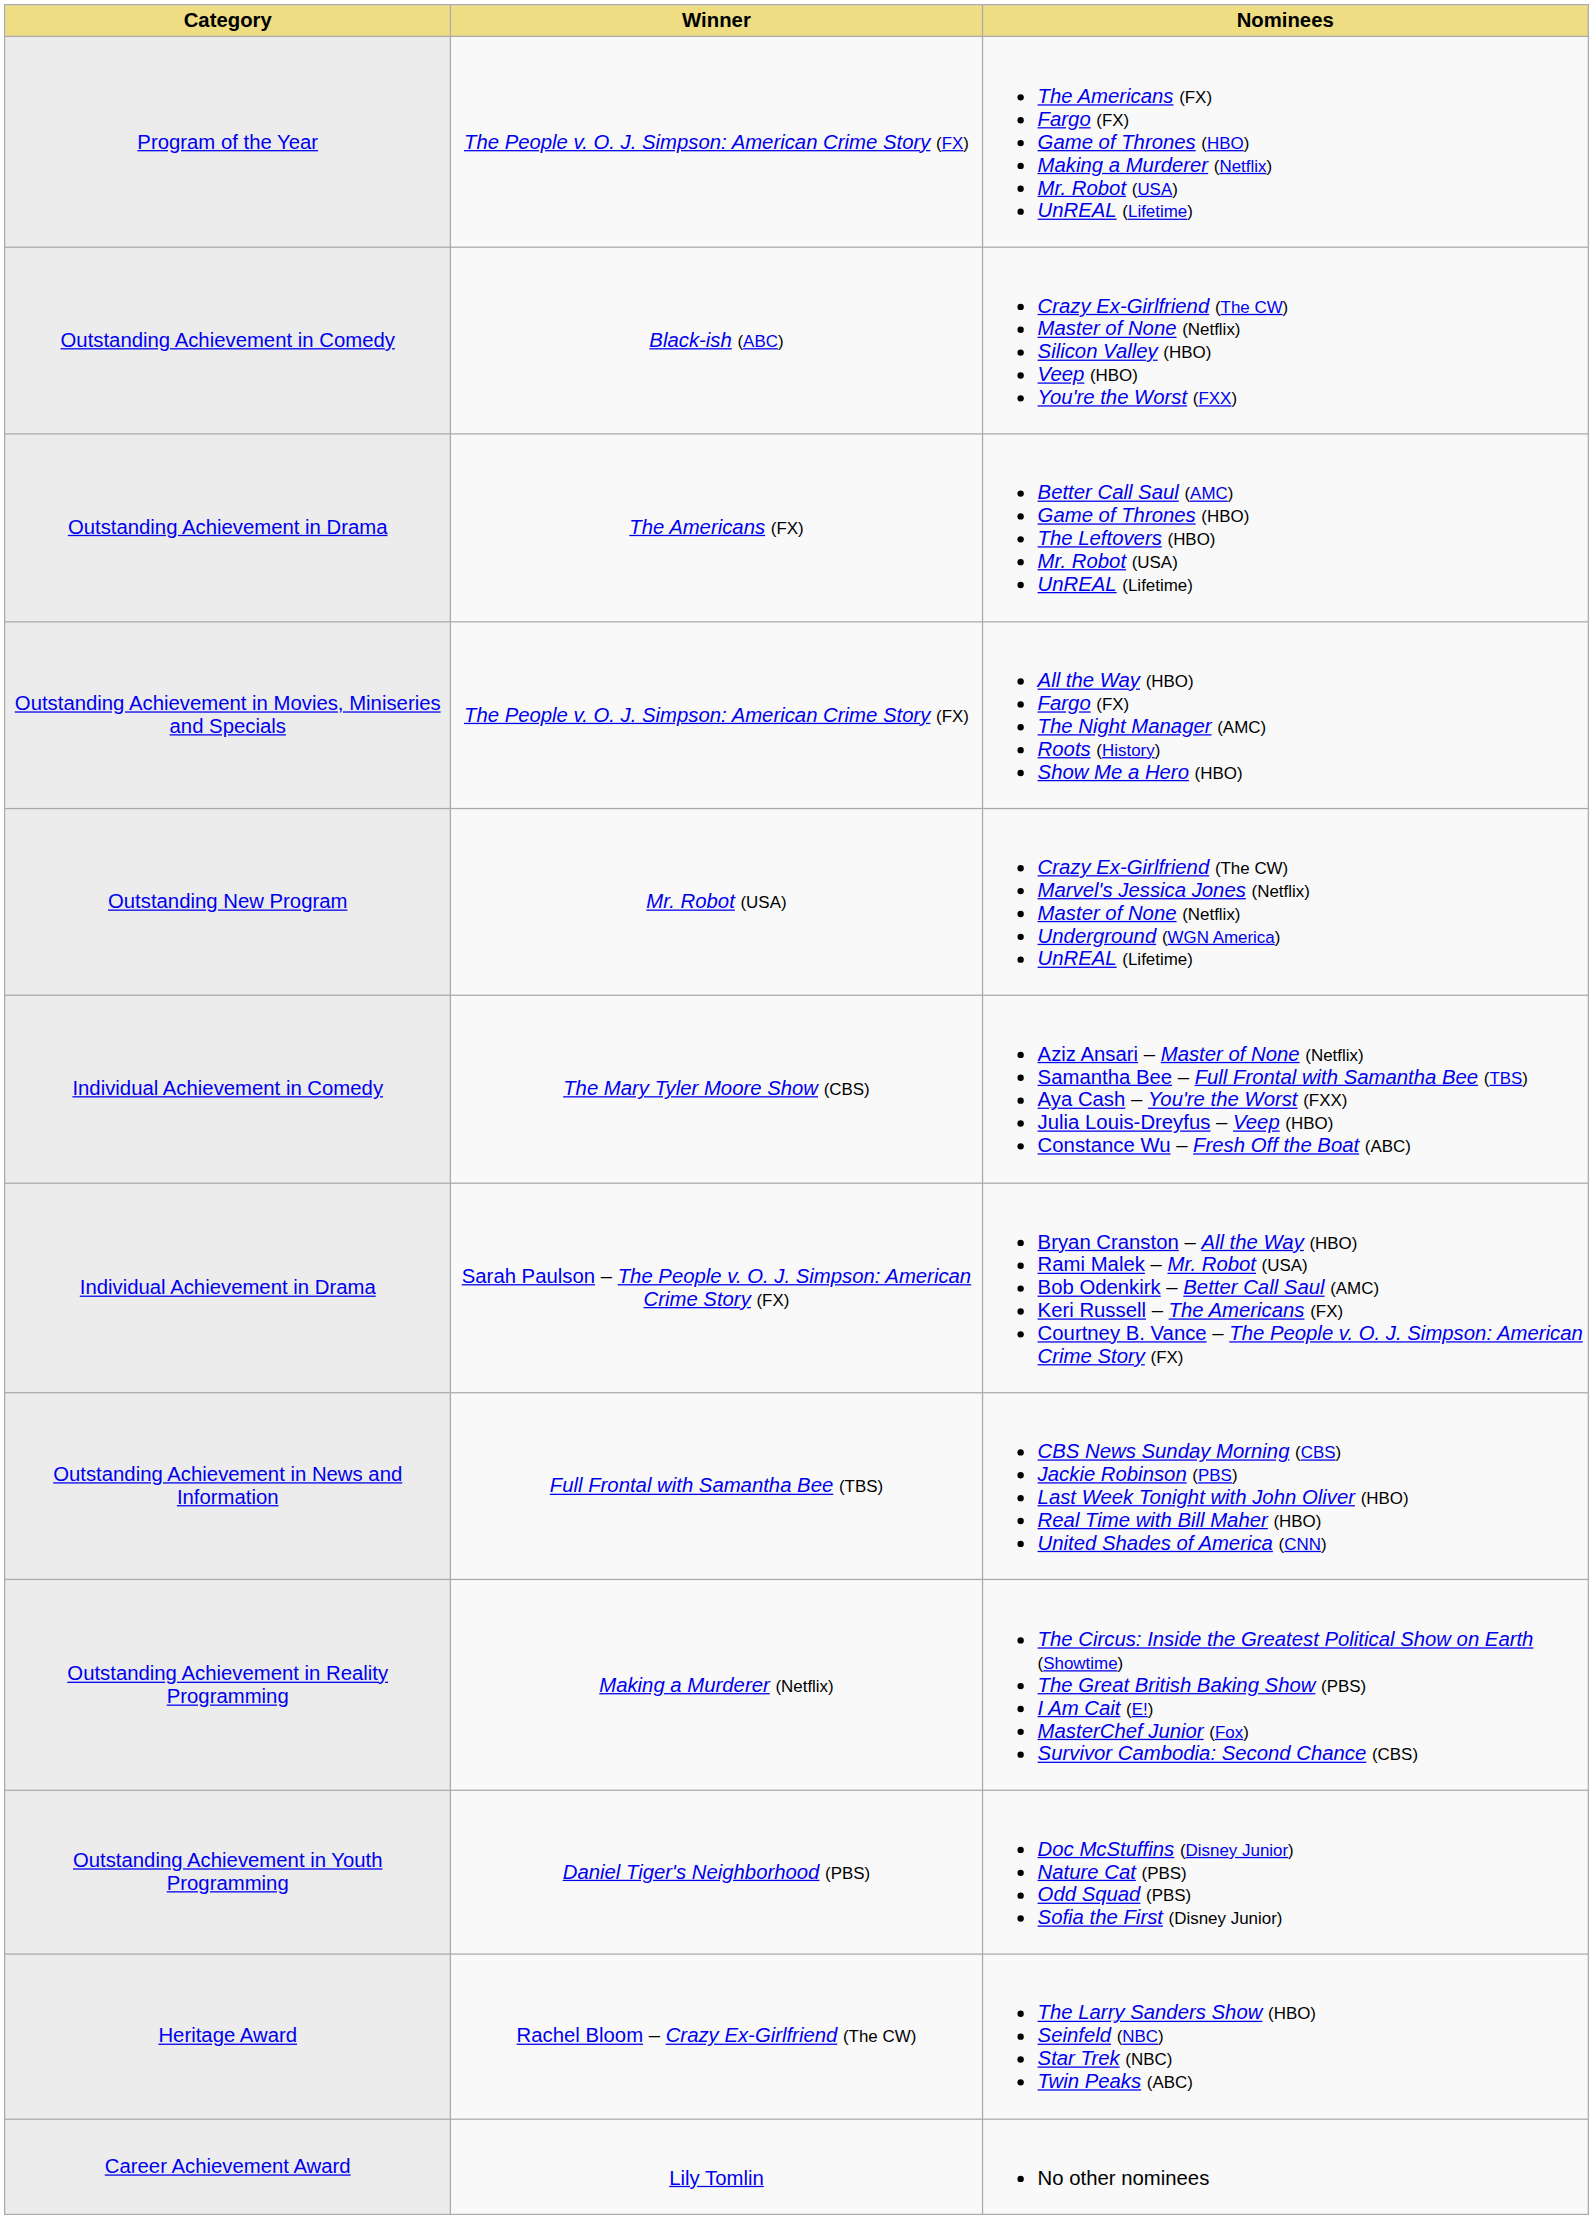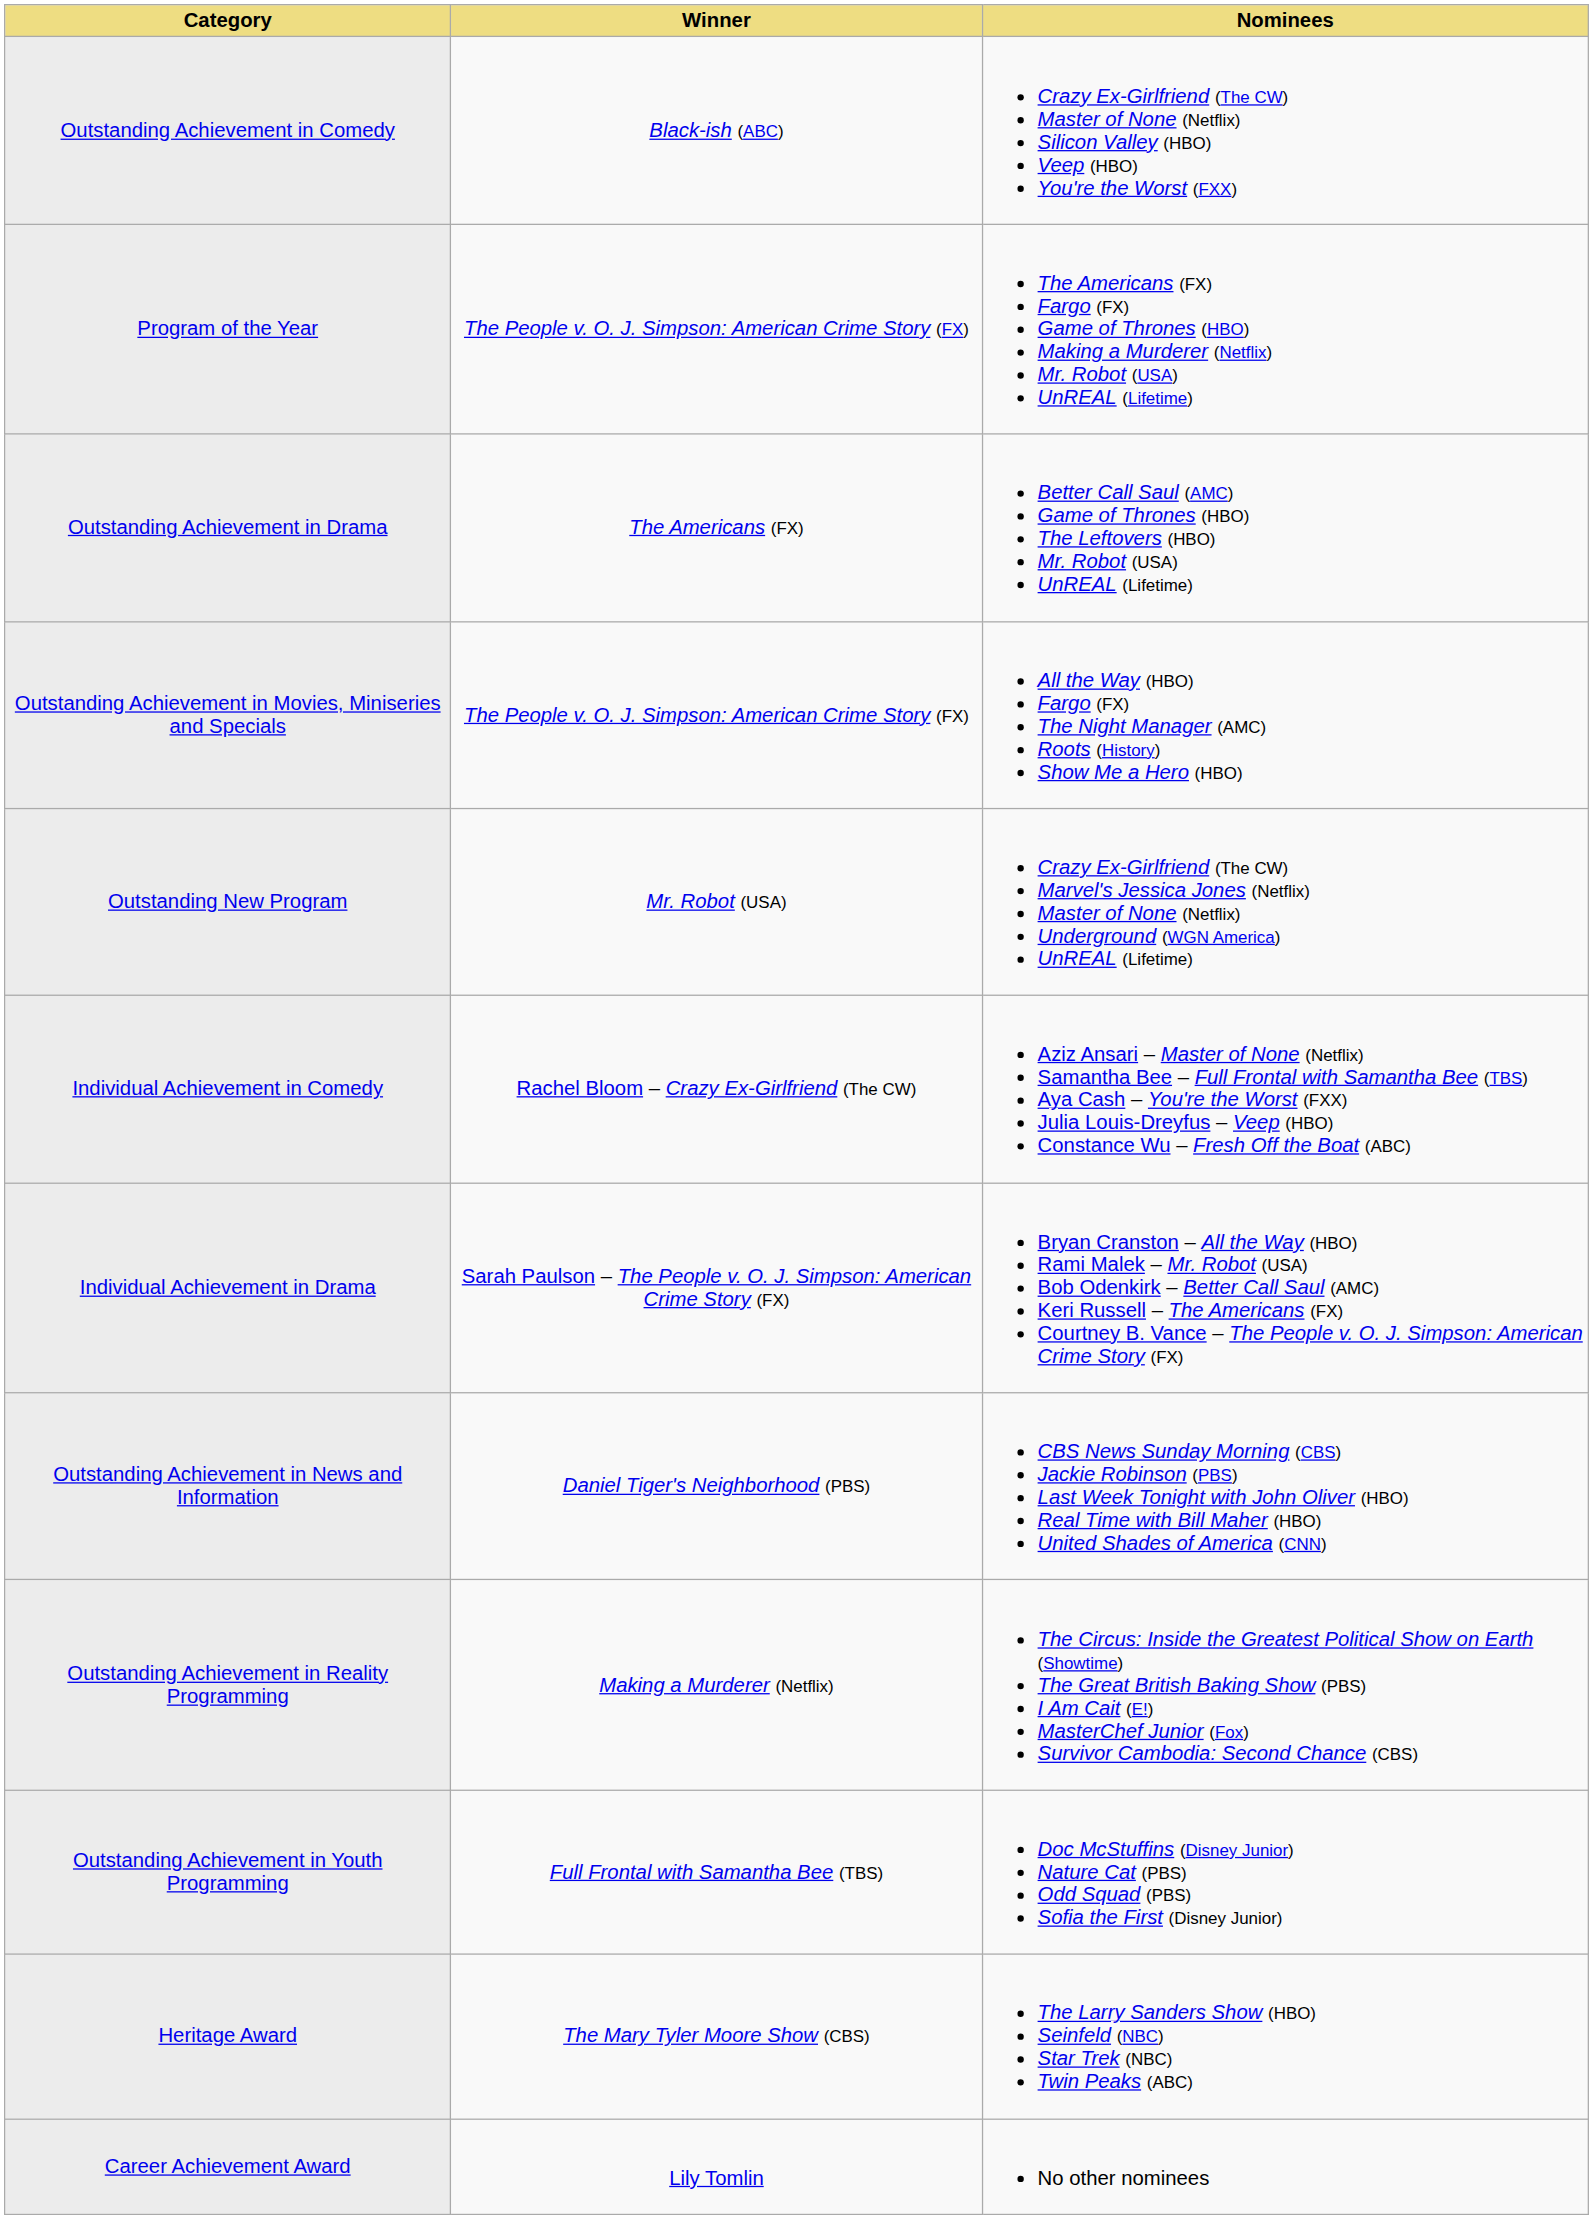rows swapped: (228, 141) <-> (228, 340)
(716, 1089) The Mary Tyler Moore Show (CBS) -> (716, 1089) Rachel Bloom – Crazy Ex-Girlfriend (The CW)
(716, 1486) Full Frontal with Samantha Bee (TBS) -> (716, 1486) Daniel Tiger's Neighborhood (PBS)
(716, 1871) Daniel Tiger's Neighborhood (PBS) -> (716, 1871) Full Frontal with Samantha Bee (TBS)
(716, 2036) Rachel Bloom – Crazy Ex-Girlfriend (The CW) -> (716, 2036) The Mary Tyler Moore Show (CBS)
